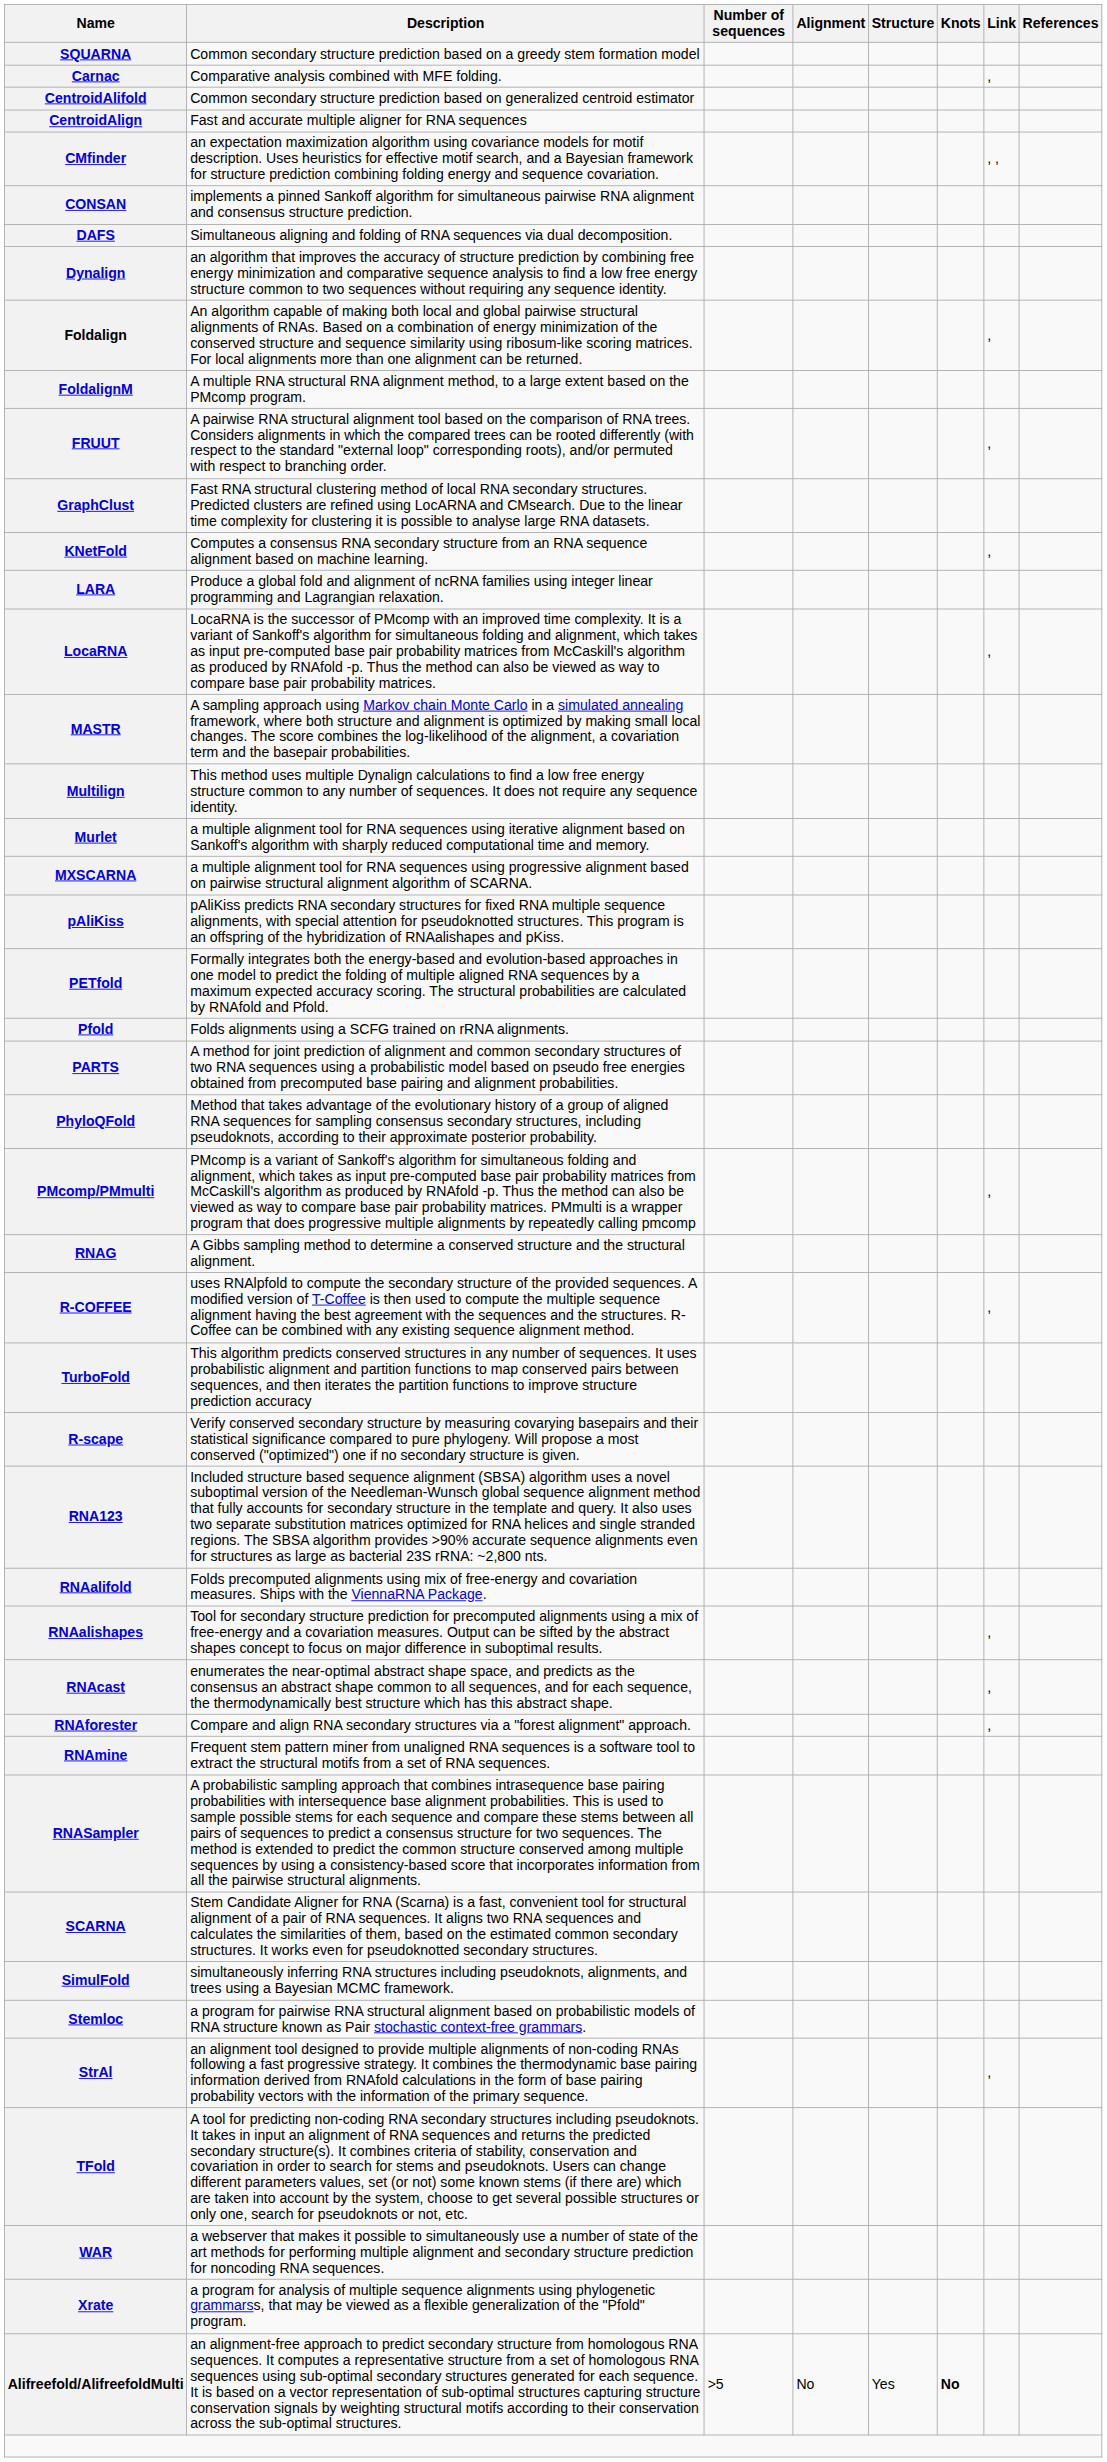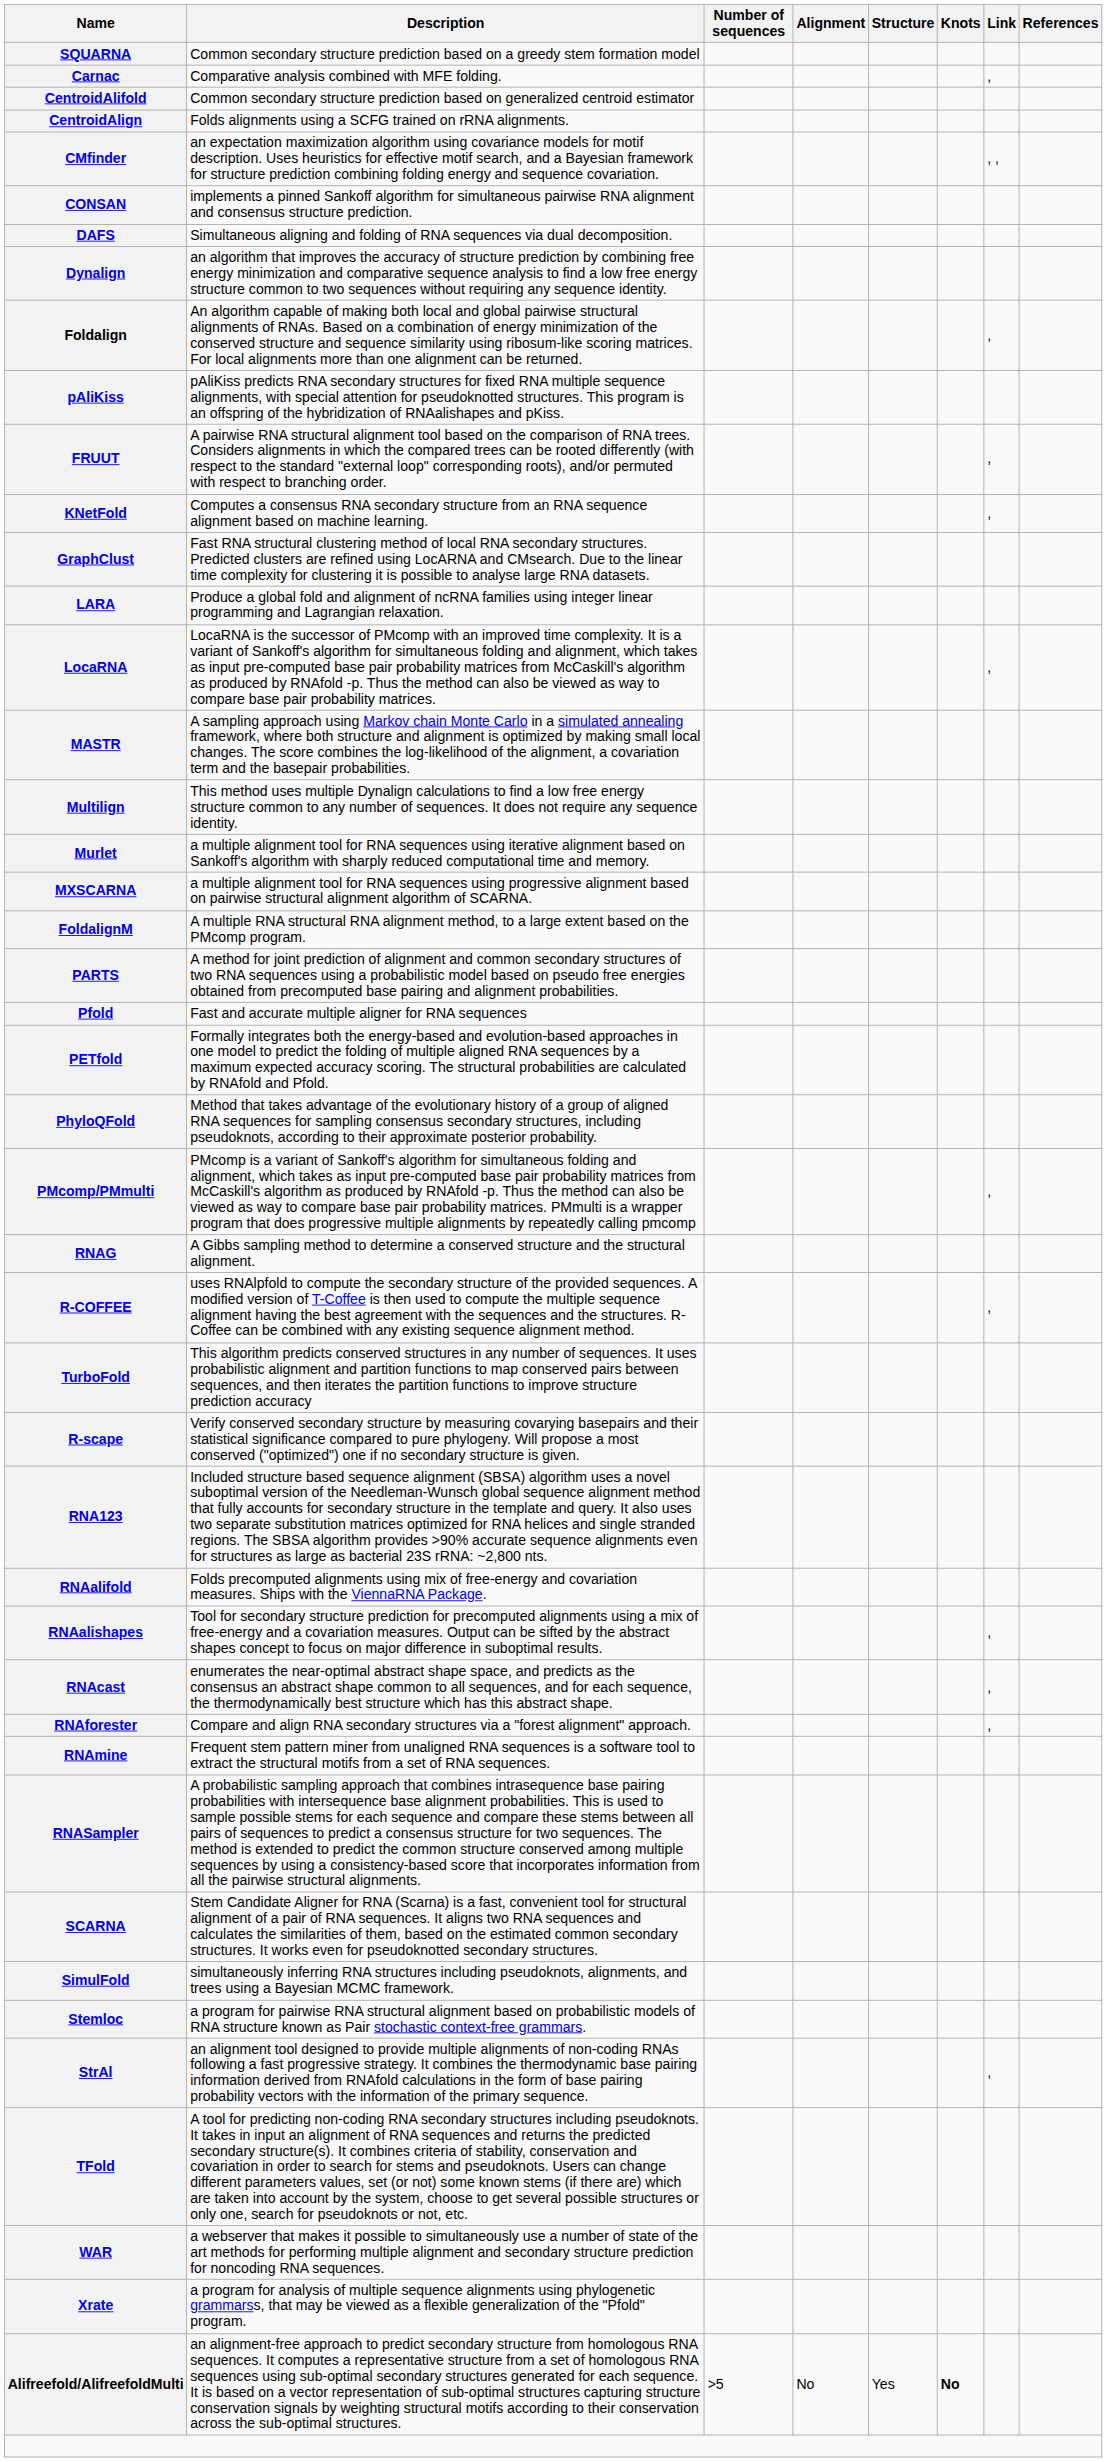(358, 120) Fast and accurate multiple aligner for RNA sequences -> (380, 120) Folds alignments using a SCFG trained on rRNA alignments.
rows swapped: (96, 389) <-> (96, 921)
rows swapped: (96, 505) <-> (96, 551)
rows swapped: (96, 1067) <-> (96, 983)
(380, 1029) Folds alignments using a SCFG trained on rRNA alignments. -> (358, 1013) Fast and accurate multiple aligner for RNA sequences
